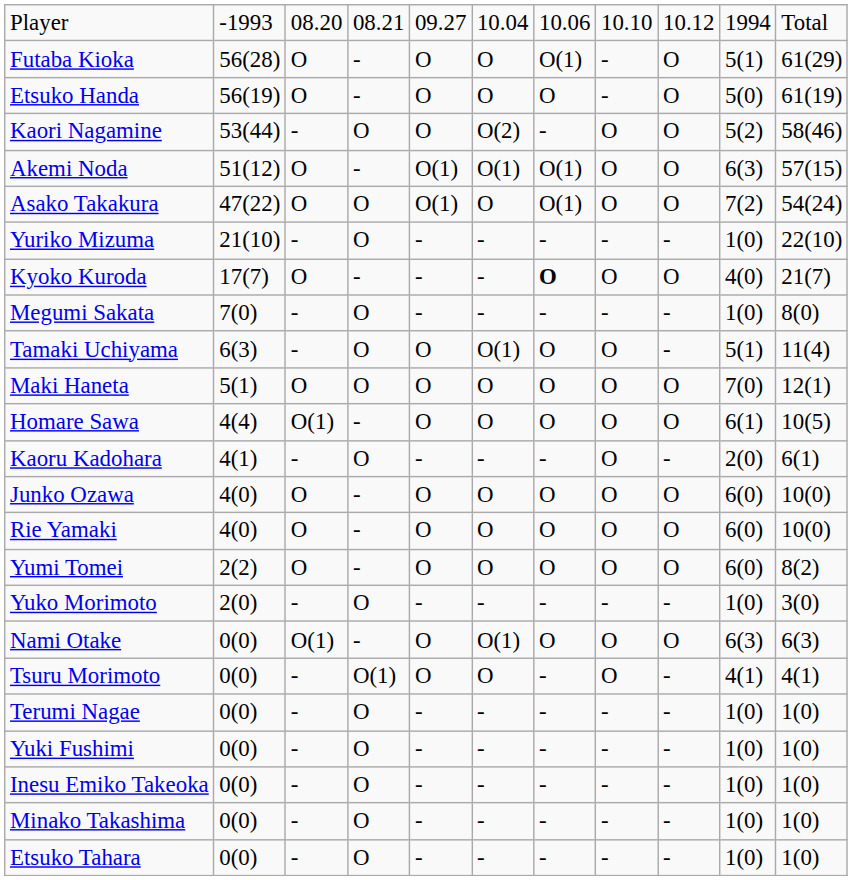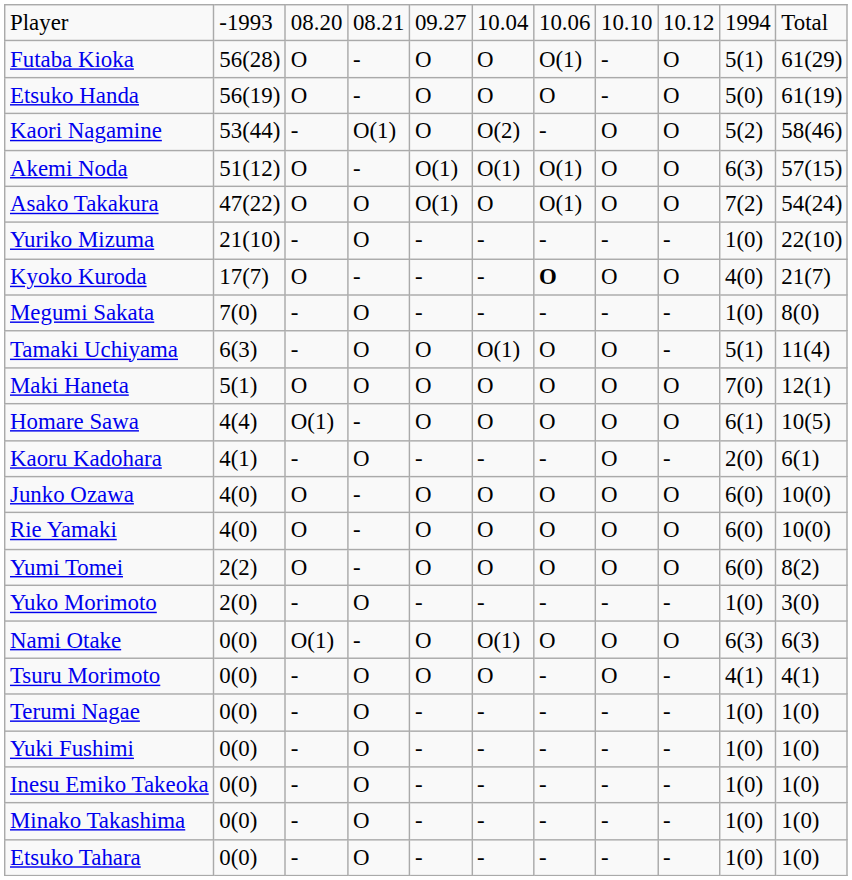(361, 131) O -> (374, 131) O(1)
(374, 675) O(1) -> (361, 675) O
